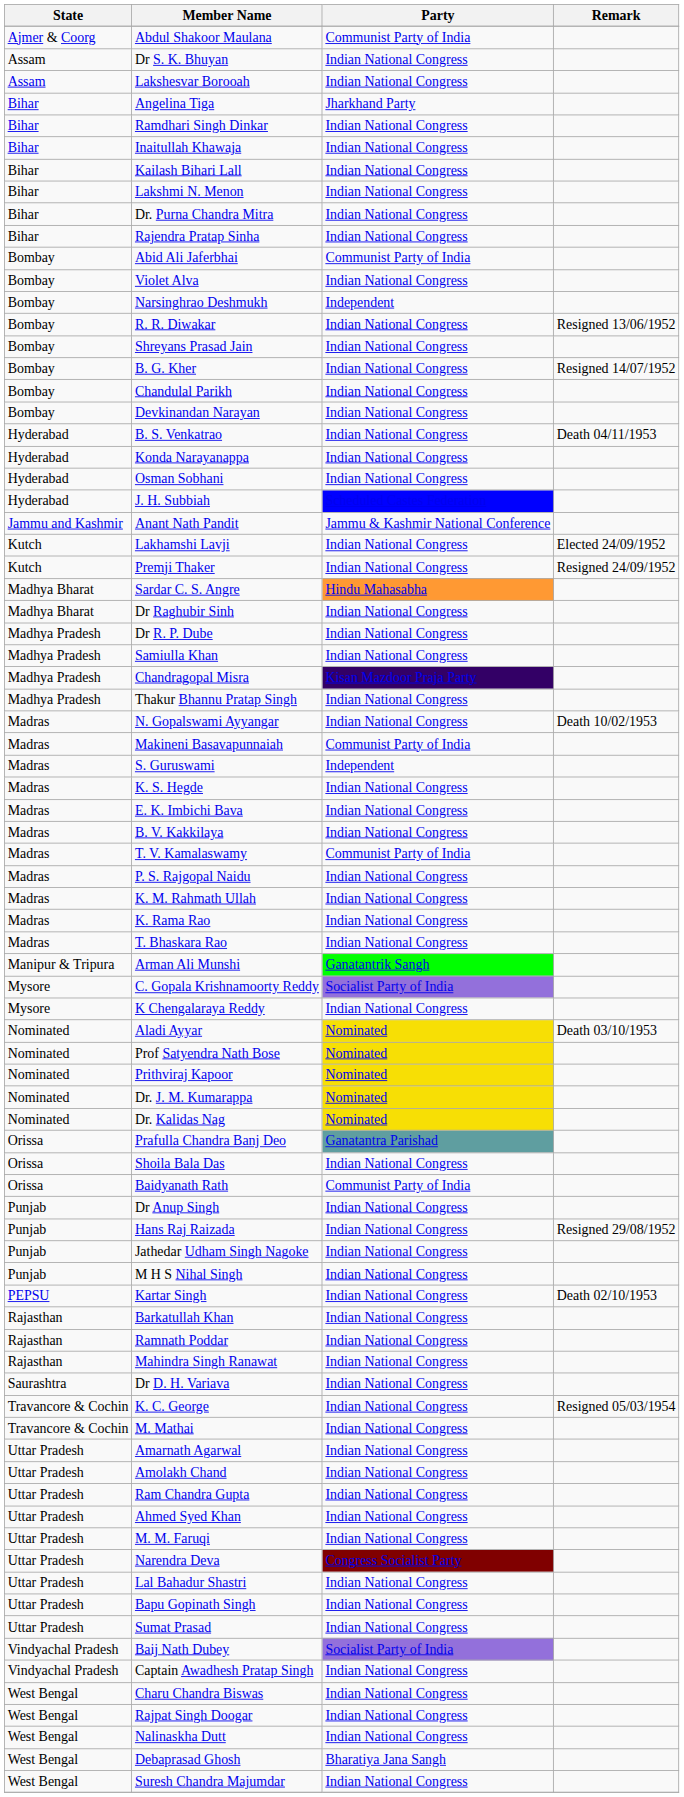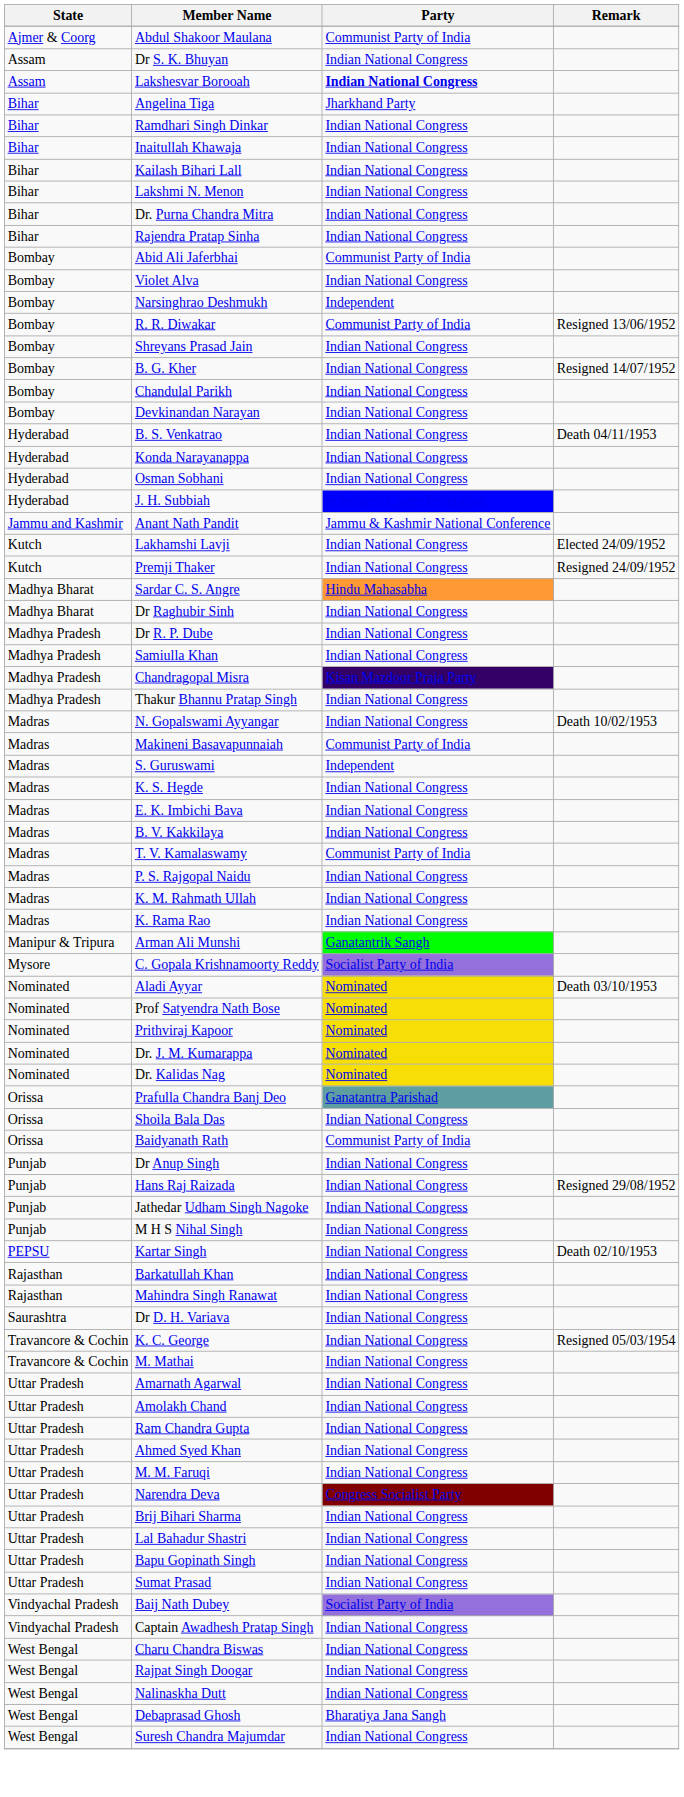(397, 81) normal -> (401, 81) bold
(397, 324) Indian National Congress -> (398, 324) Communist Party of India
- row: (181, 942)
- row: (200, 1008)
- row: (182, 1340)
+ row: (188, 1516)
